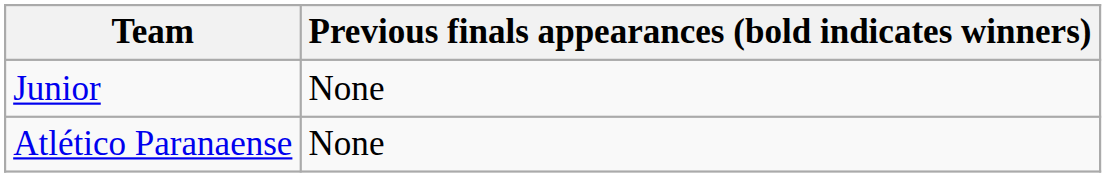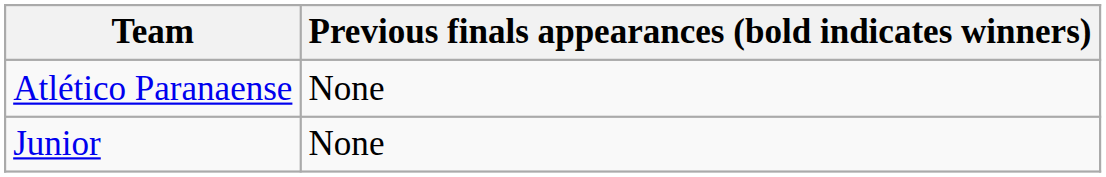rows swapped: (57, 87) <-> (153, 143)
